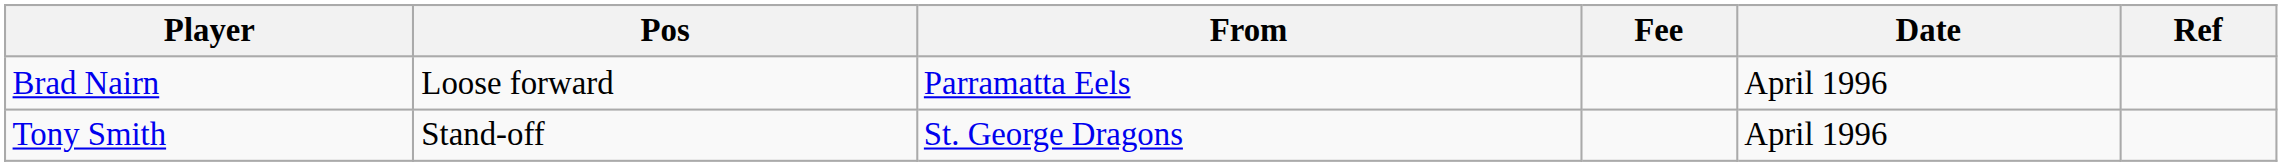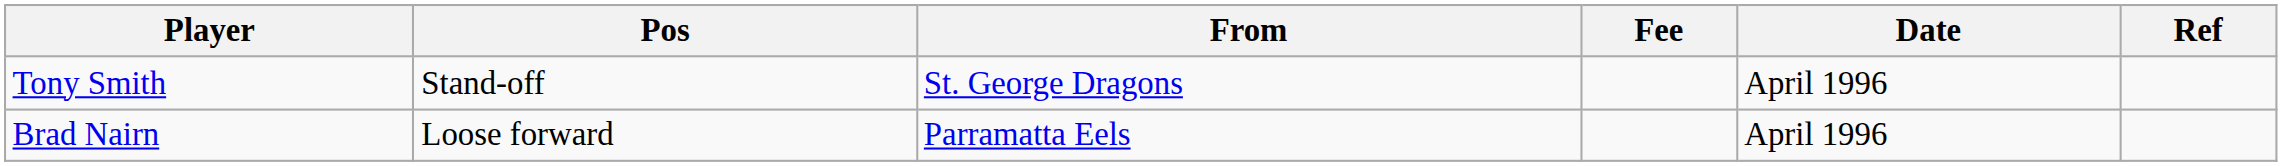rows swapped: (89, 134) <-> (86, 82)
